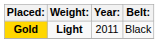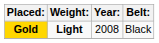(107, 30) 2011 -> (107, 30) 2008
